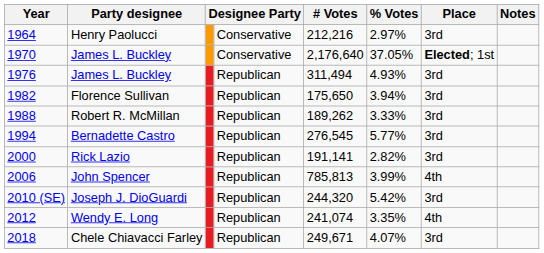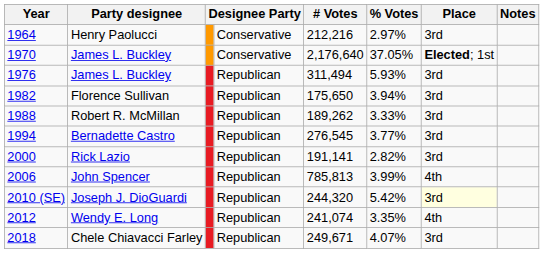(388, 75) 4.93% -> (388, 75) 5.93%
(388, 136) 5.77% -> (388, 136) 3.77%
(434, 197) no background -> (434, 197) lightyellow background
